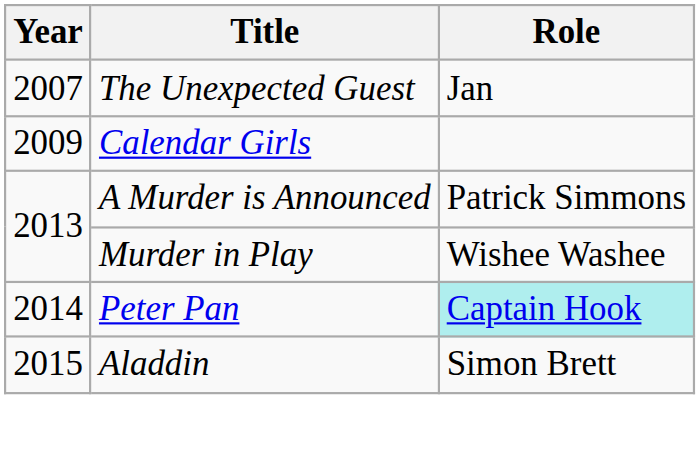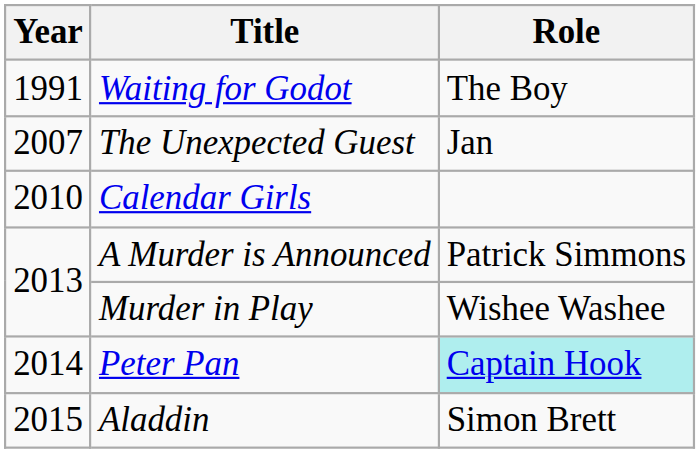+ row: (225, 87)
(48, 142) 2009 -> (48, 198) 2010
